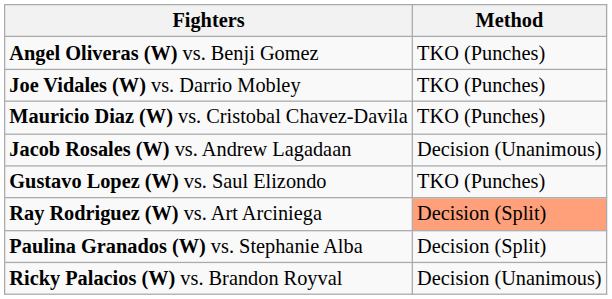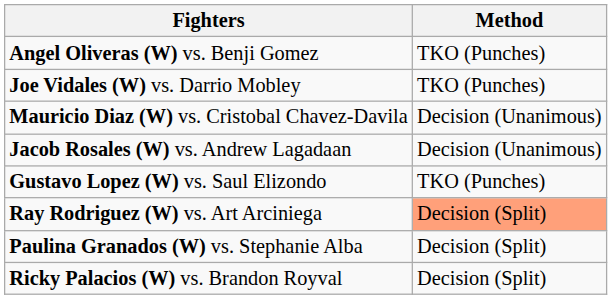(481, 117) TKO (Punches) -> (509, 117) Decision (Unanimous)
(509, 278) Decision (Unanimous) -> (482, 278) Decision (Split)
